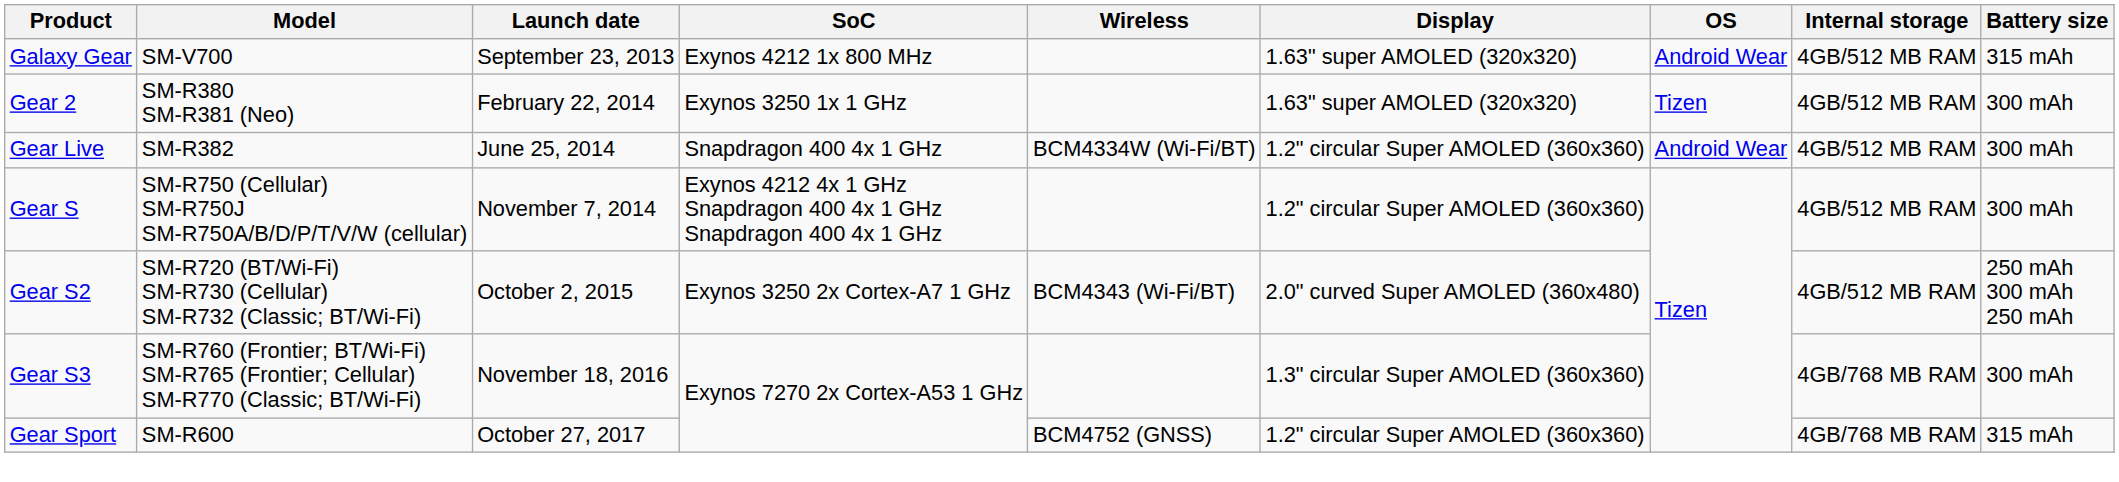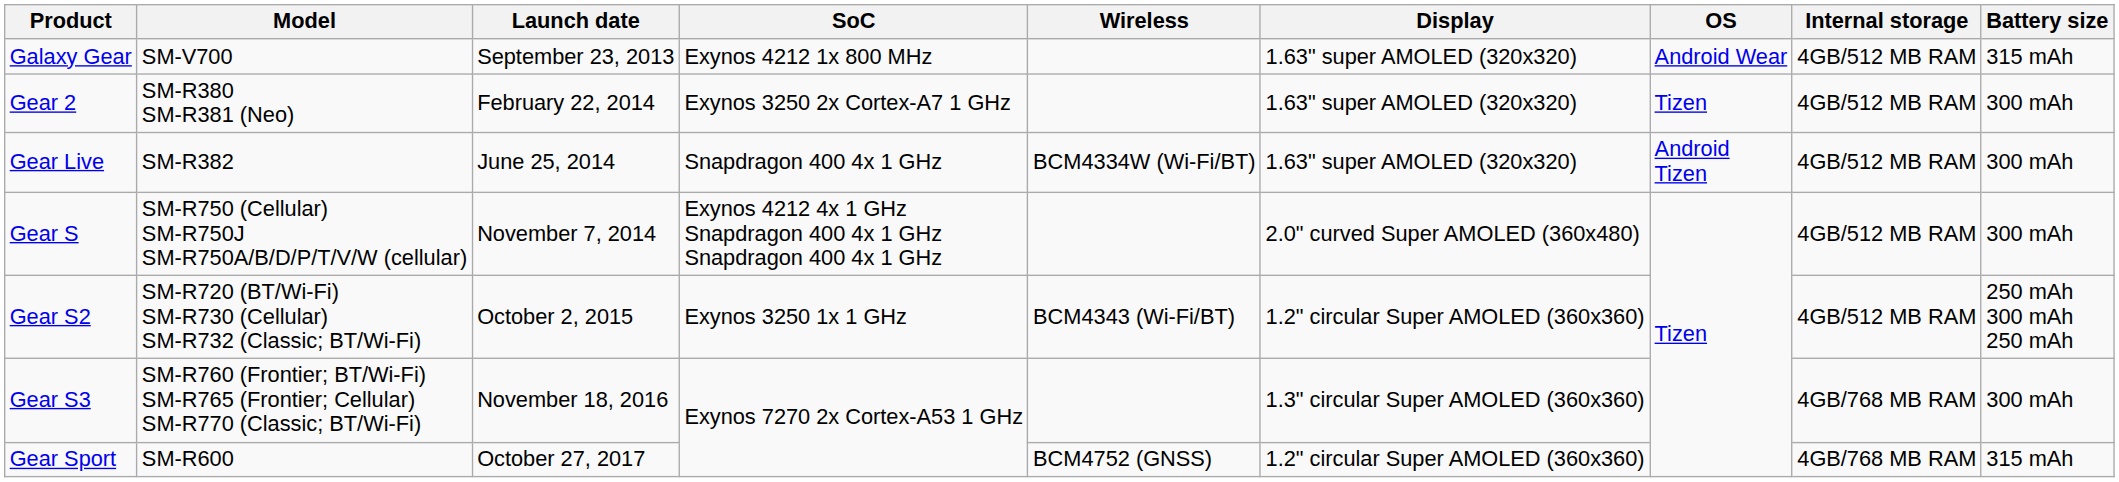(796, 103) Exynos 3250 1x 1 GHz -> (848, 103) Exynos 3250 2x Cortex-A7 1 GHz
(1455, 149) 1.2" circular Super AMOLED (360x360) -> (1421, 162) 1.63" super AMOLED (320x320)
(1721, 149) Android Wear -> (1692, 162) Android Tizen
(1455, 208) 1.2" circular Super AMOLED (360x360) -> (1453, 233) 2.0" curved Super AMOLED (360x480)
(848, 292) Exynos 3250 2x Cortex-A7 1 GHz -> (796, 316) Exynos 3250 1x 1 GHz
(1453, 292) 2.0" curved Super AMOLED (360x480) -> (1455, 316) 1.2" circular Super AMOLED (360x360)
